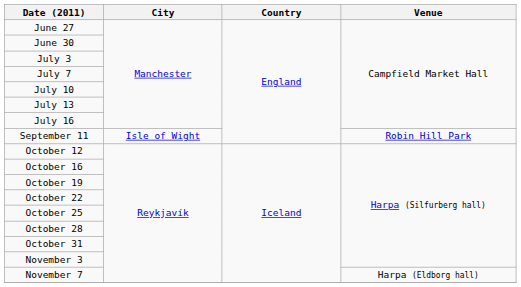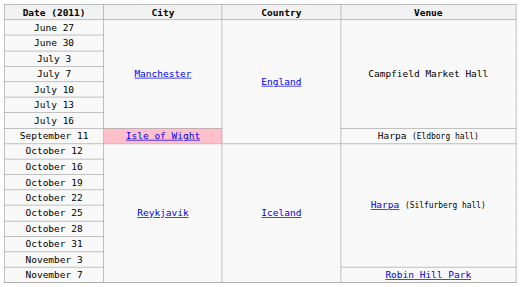(163, 136) no background -> (163, 136) pink background
(428, 136) Robin Hill Park -> (428, 136) Harpa (Eldborg hall)
(428, 275) Harpa (Eldborg hall) -> (428, 275) Robin Hill Park
